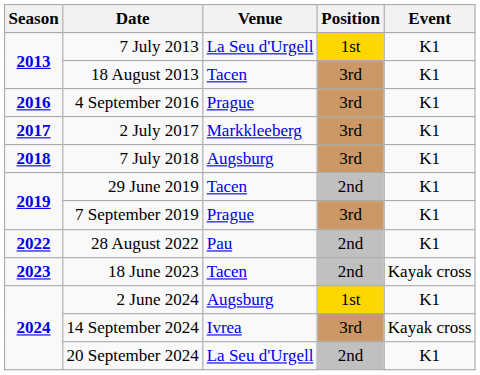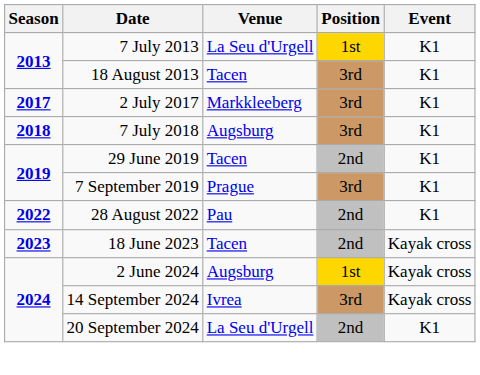- row: (137, 102)
(430, 299) K1 -> (430, 271) Kayak cross
